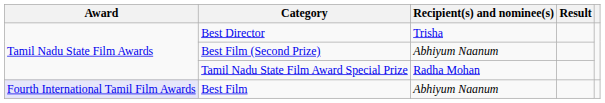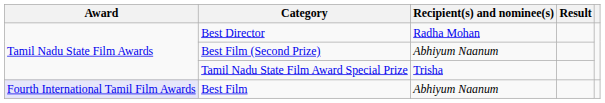(428, 32) Trisha -> (447, 32) Radha Mohan
(447, 70) Radha Mohan -> (428, 70) Trisha
